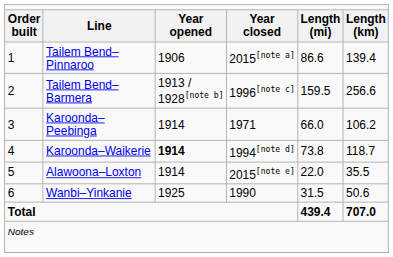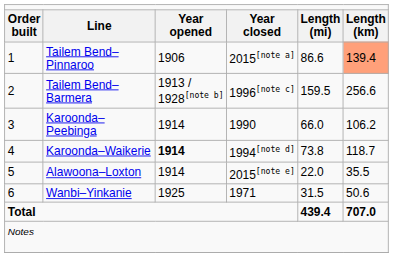(361, 58) no background -> (361, 58) lightsalmon background
(243, 124) 1971 -> (243, 124) 1990
(243, 193) 1990 -> (243, 193) 1971
